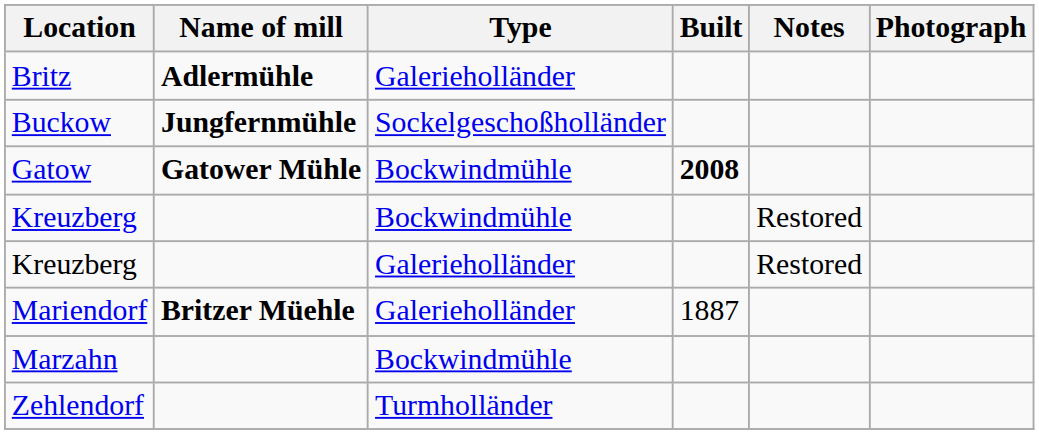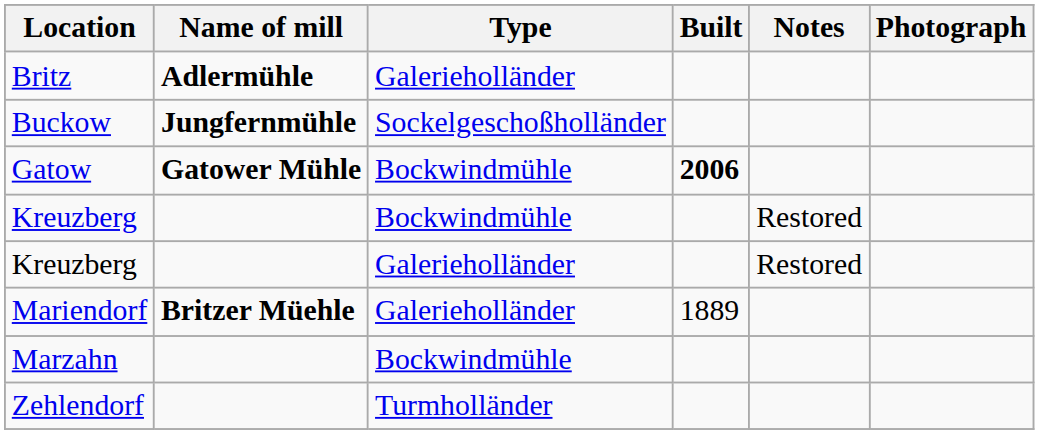(709, 169) 2008 -> (709, 169) 2006
(709, 311) 1887 -> (709, 311) 1889
